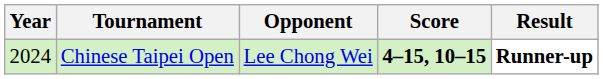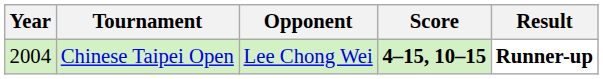(30, 56) 2024 -> (30, 56) 2004
